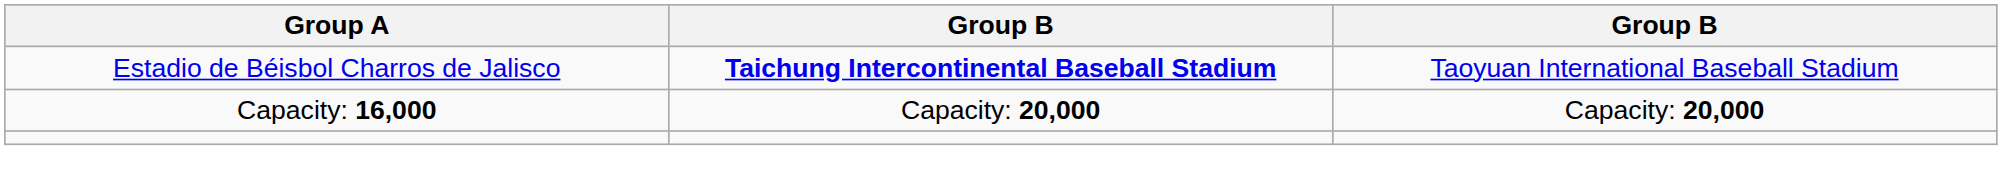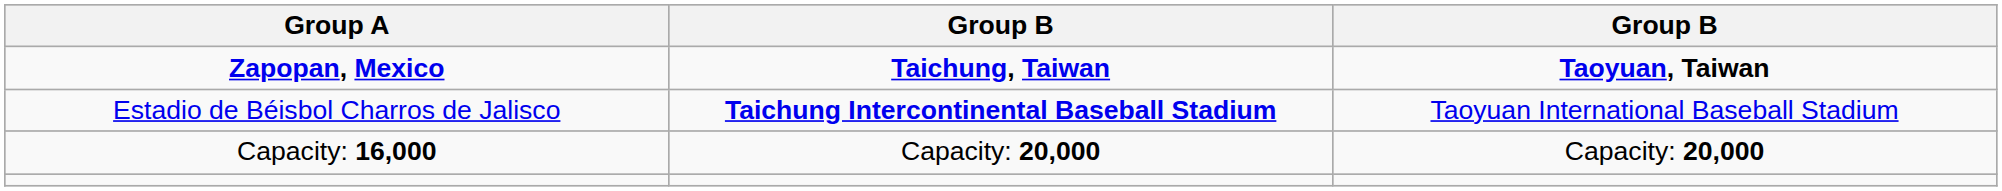+ row: (337, 67)
